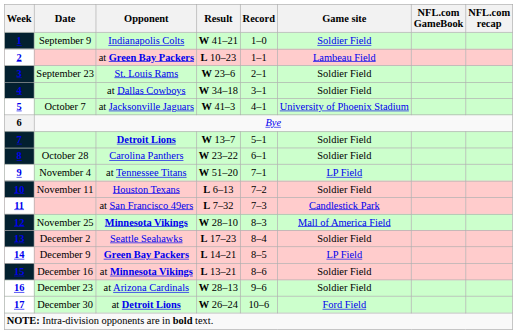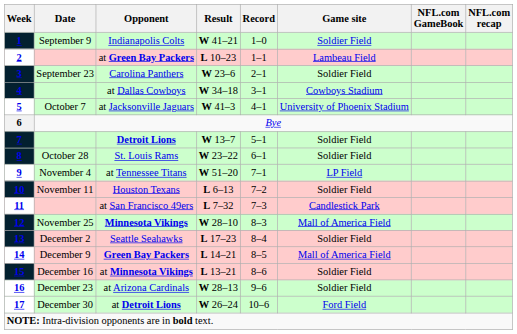(146, 73) St. Louis Rams -> (146, 73) Carolina Panthers
(344, 90) Soldier Field -> (344, 90) Cowboys Stadium
(146, 156) Carolina Panthers -> (146, 156) St. Louis Rams
(344, 255) LP Field -> (344, 255) Mall of America Field
